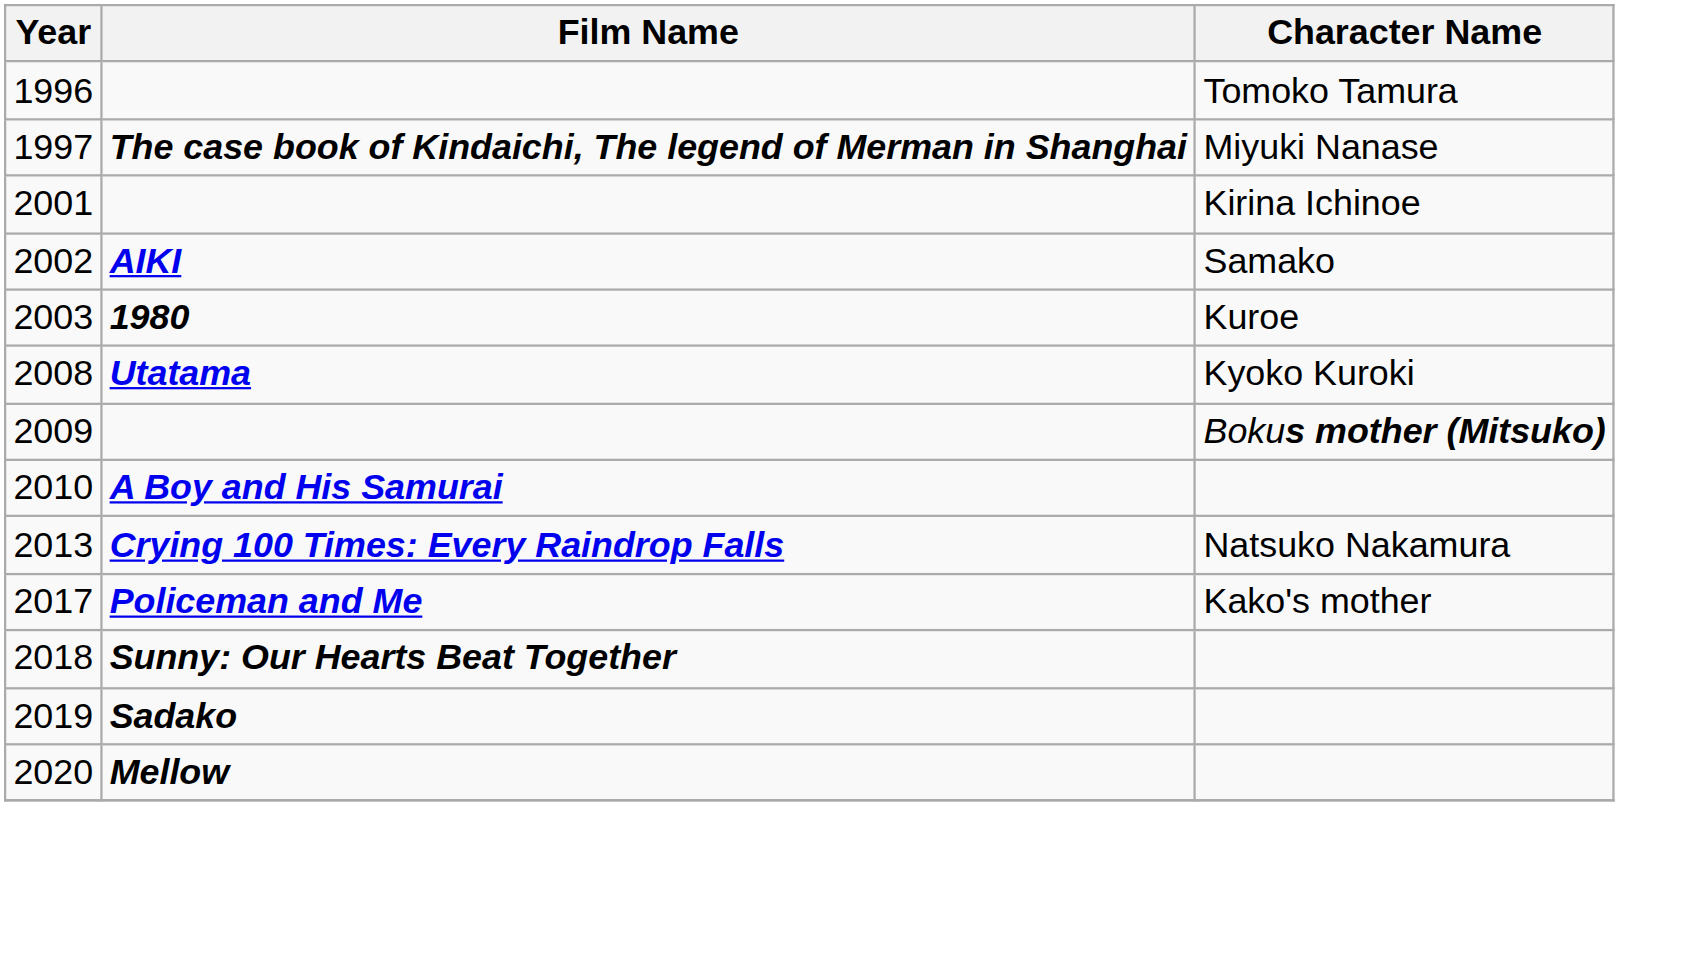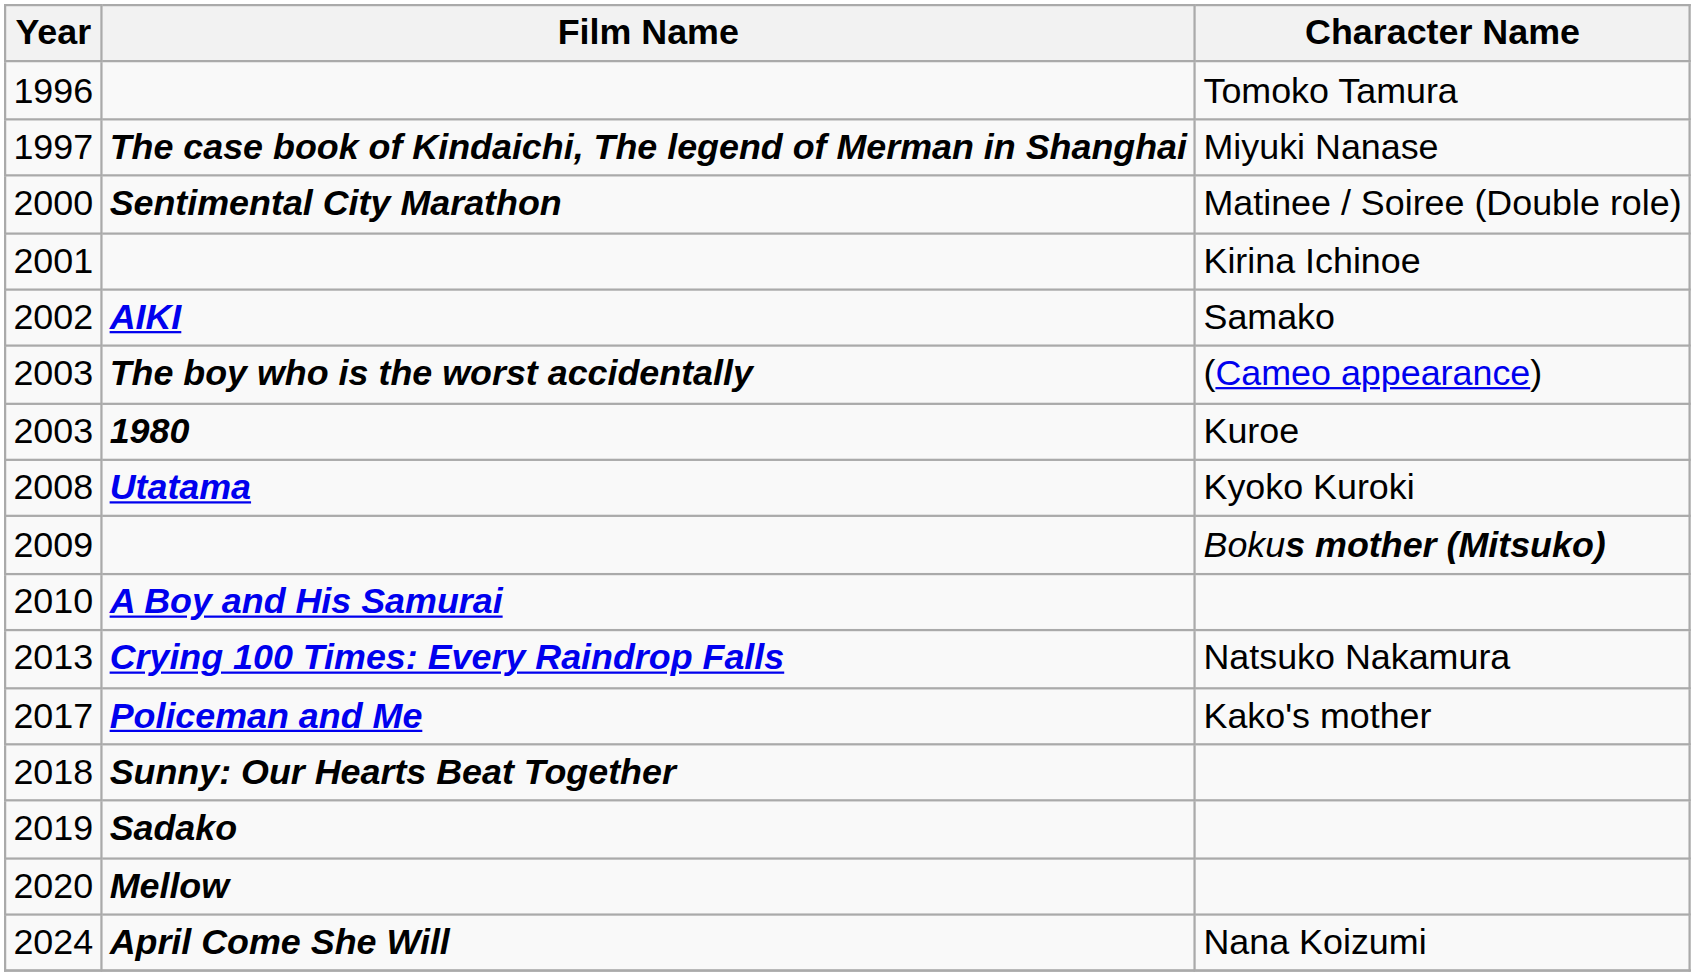+ row: (53, 203)
+ row: (53, 373)
+ row: (53, 942)
